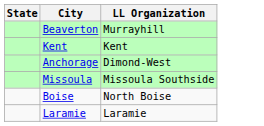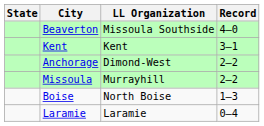+ column: (238, 13)
(134, 30) Murrayhill -> (159, 30) Missoula Southside
(159, 80) Missoula Southside -> (134, 80) Murrayhill
